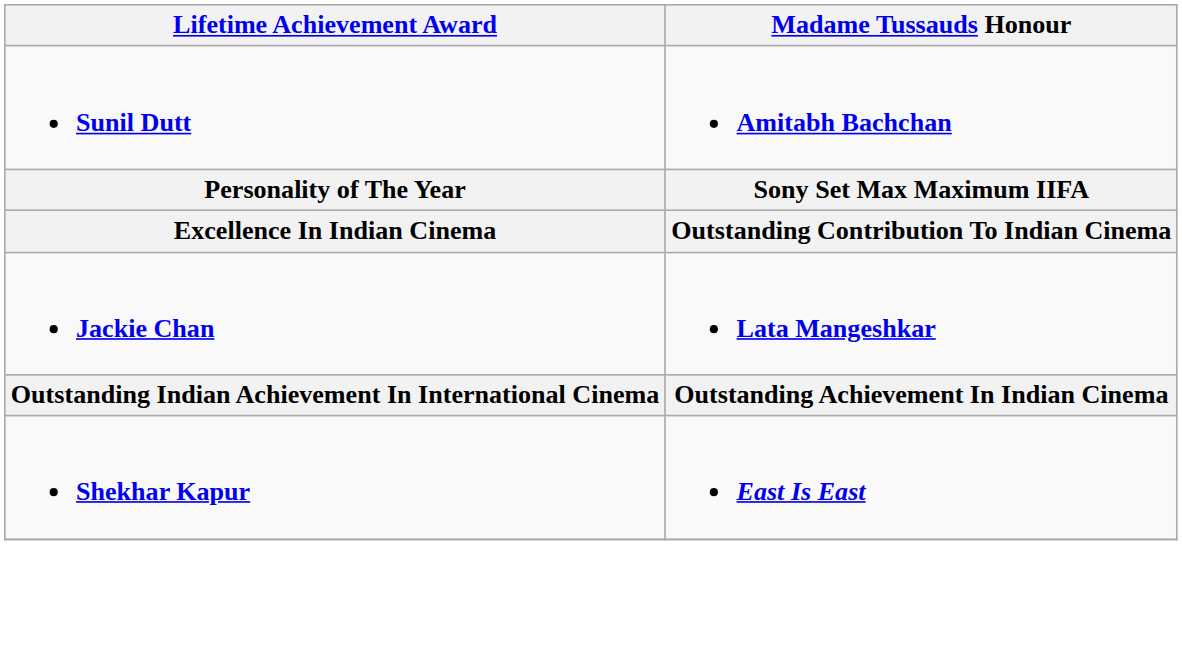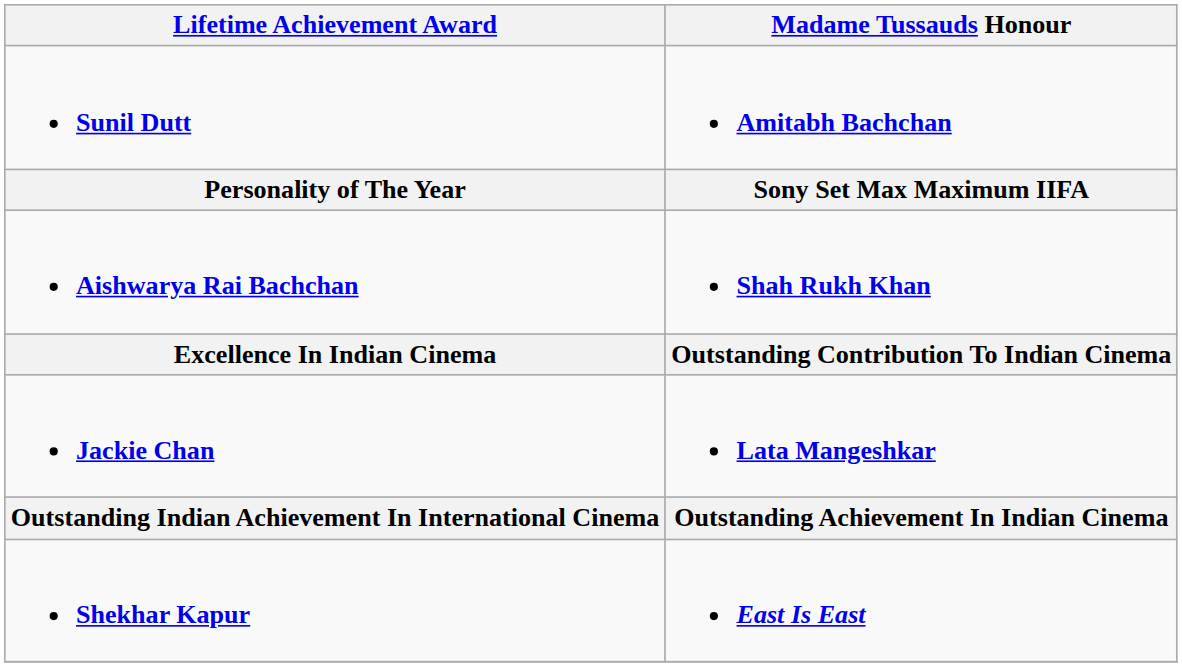+ row: (335, 286)
